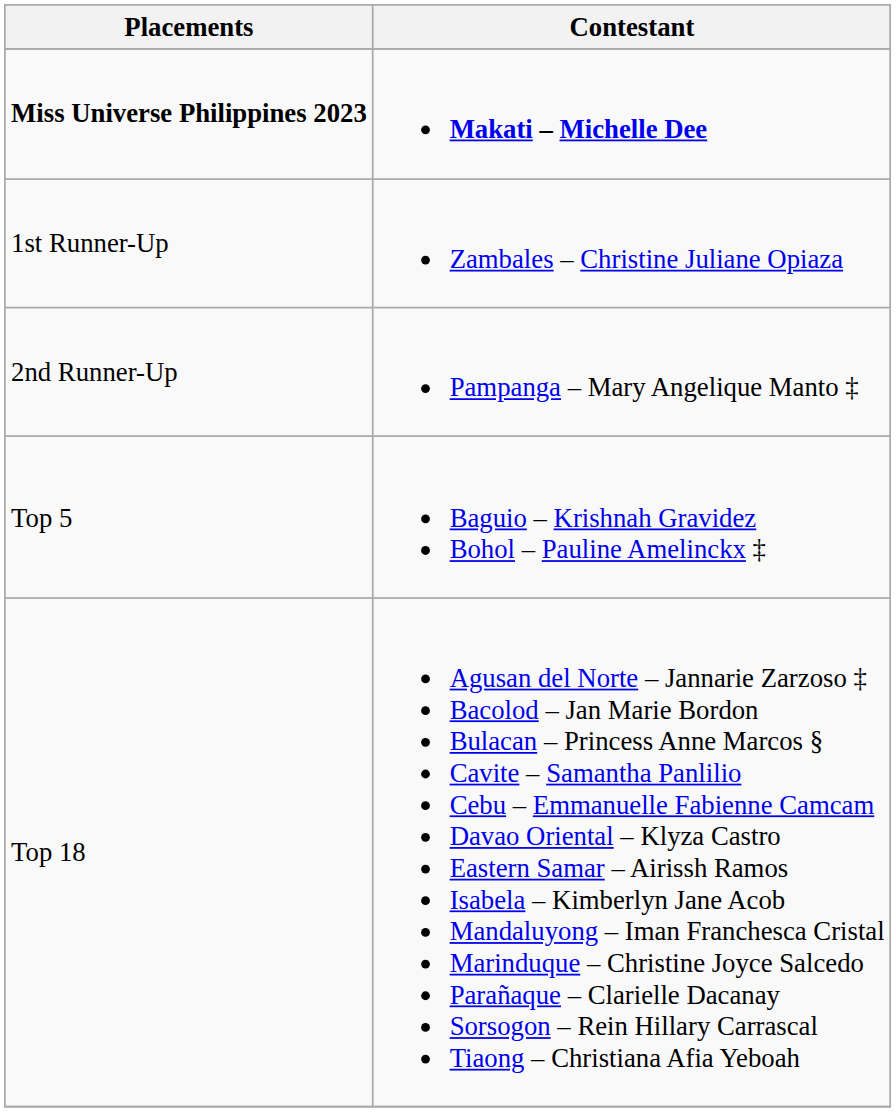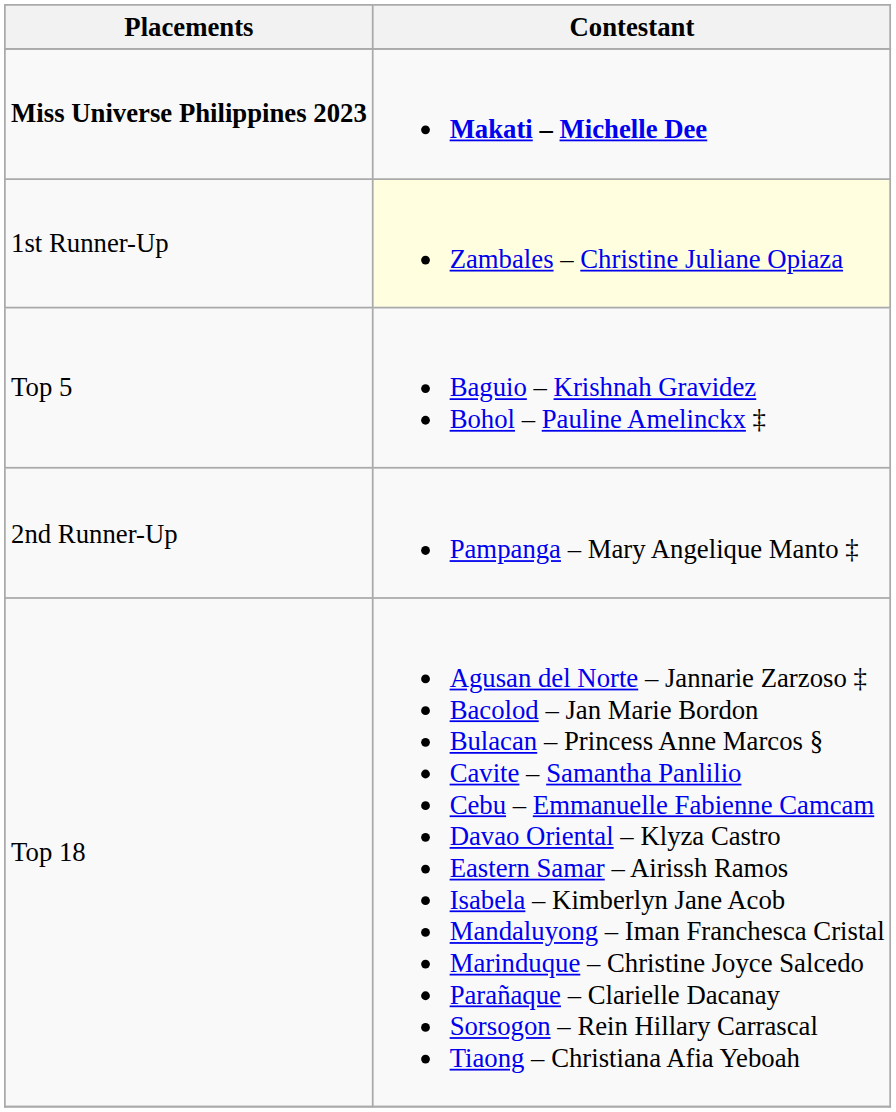(632, 259) no background -> (632, 259) lightyellow background
rows swapped: (94, 371) <-> (42, 517)
